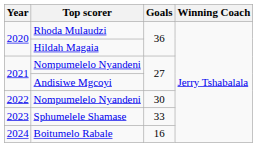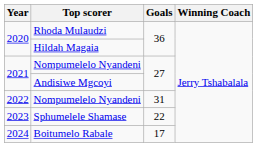(159, 99) 30 -> (159, 99) 31
(159, 116) 33 -> (159, 116) 22
(159, 133) 16 -> (159, 133) 17
